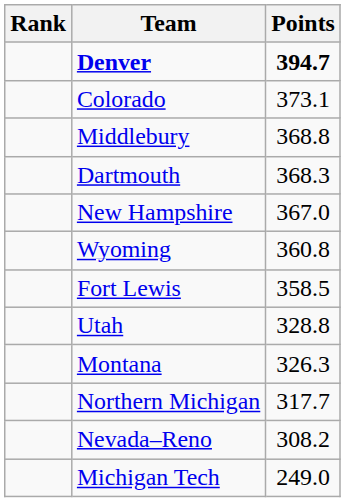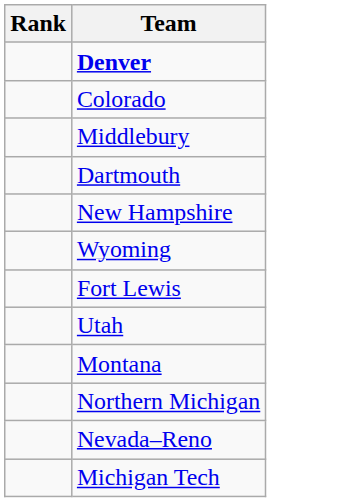- column: (303, 23)
